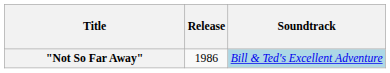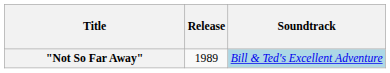(206, 58) 1986 -> (206, 58) 1989
